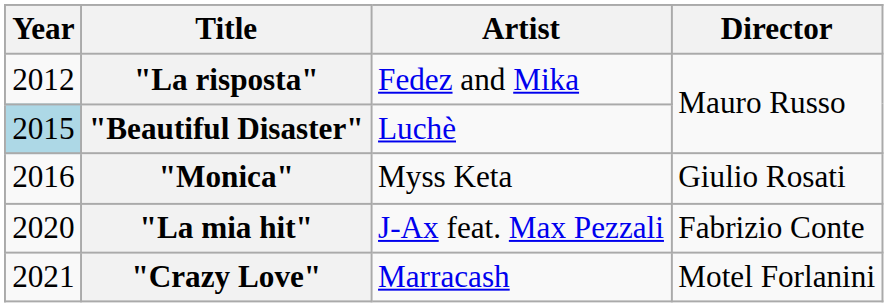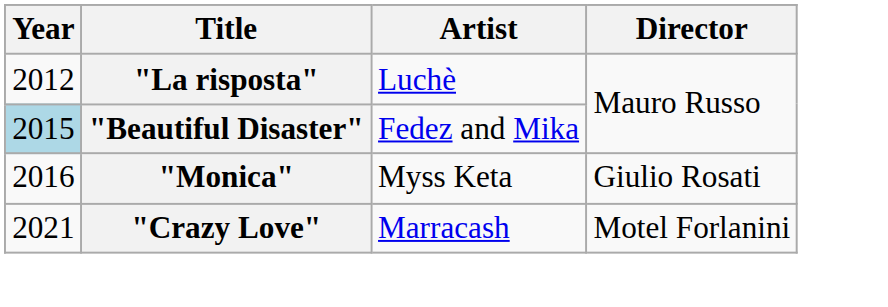(479, 78) Fedez and Mika -> (417, 78) Luchè
(417, 128) Luchè -> (479, 128) Fedez and Mika
- row: (226, 227)
